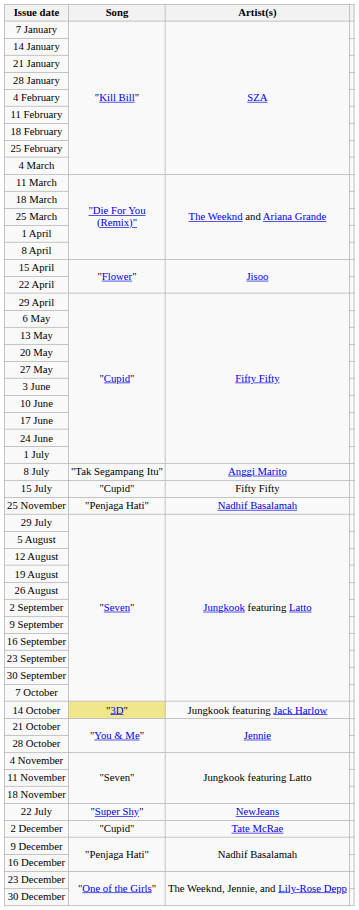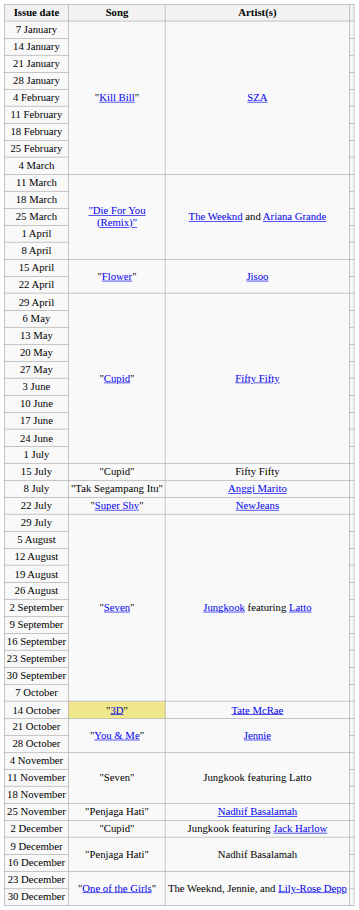rows swapped: (36, 472) <-> (36, 489)
rows swapped: (36, 812) <-> (36, 506)
(257, 710) Jungkook featuring Jack Harlow -> (257, 710) Tate McRae
(257, 829) Tate McRae -> (257, 829) Jungkook featuring Jack Harlow
